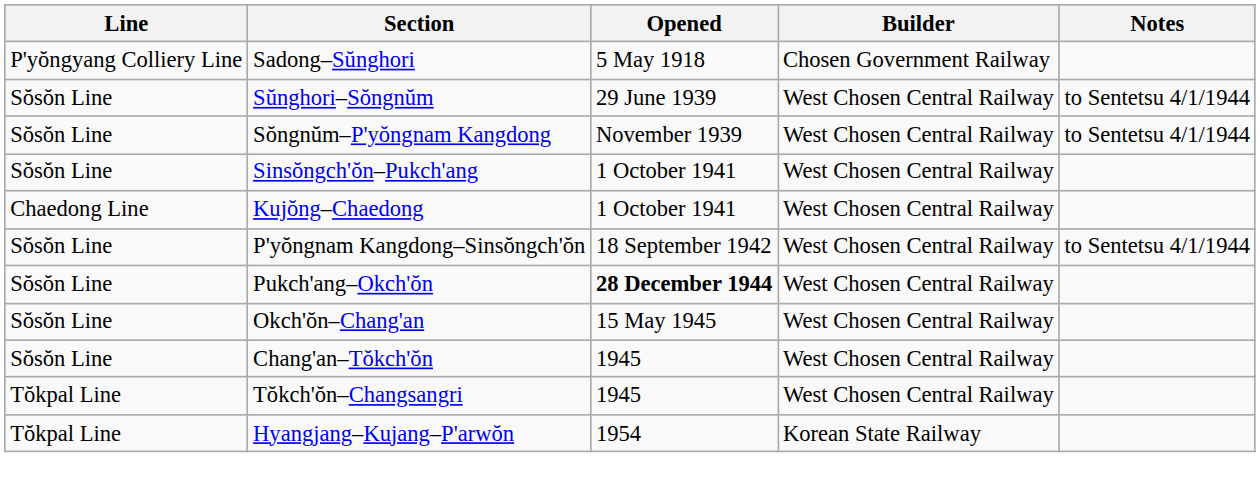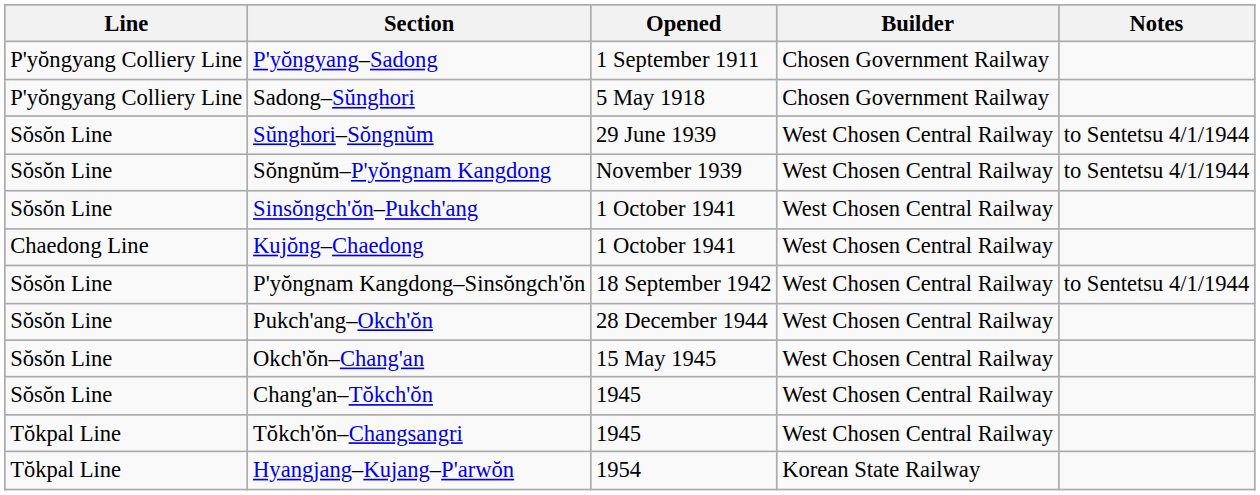+ row: (345, 59)
(684, 283) bold -> (682, 320) normal
